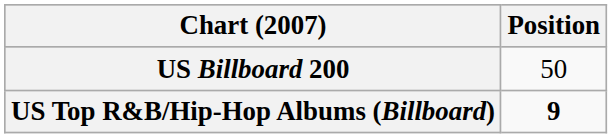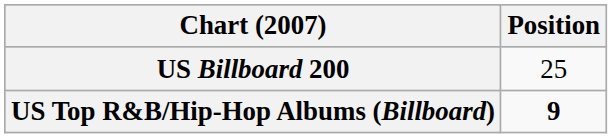(554, 68) 50 -> (554, 68) 25
